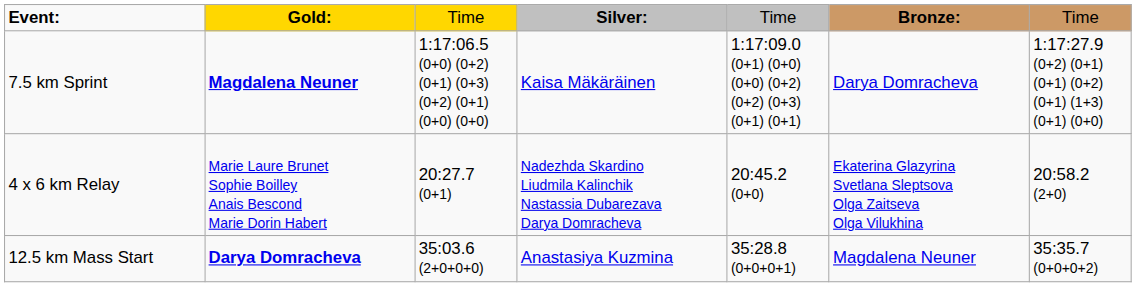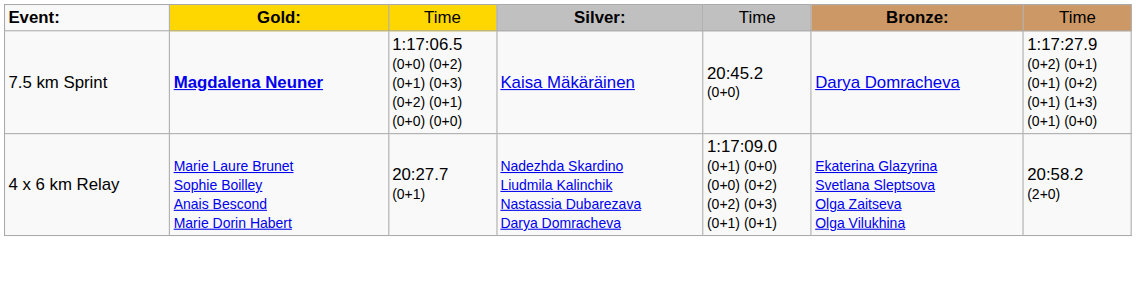(766, 82) 1:17:09.0 (0+1) (0+0) (0+0) (0+2) (0+2) (0+3) (0+1) (0+1) -> (735, 82) 20:45.2 (0+0)
(759, 184) 20:45.2 (0+0) -> (742, 184) 1:17:09.0 (0+1) (0+0) (0+0) (0+2) (0+2) (0+3) (0+1) (0+1)
- row: (81, 258)
